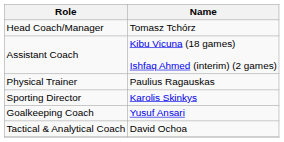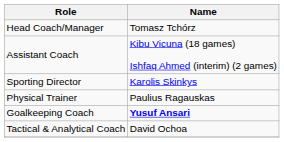rows swapped: (44, 97) <-> (42, 81)
(157, 113) normal -> (160, 113) bold
